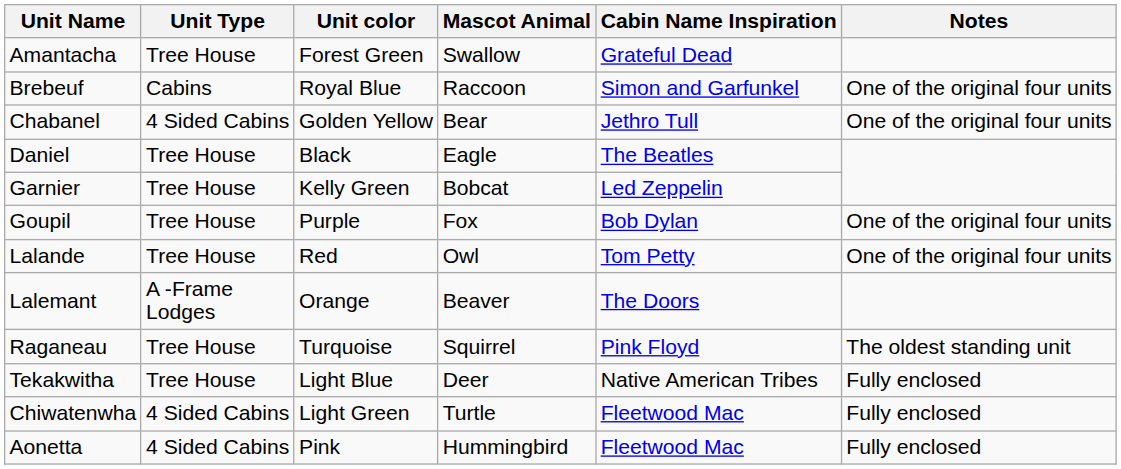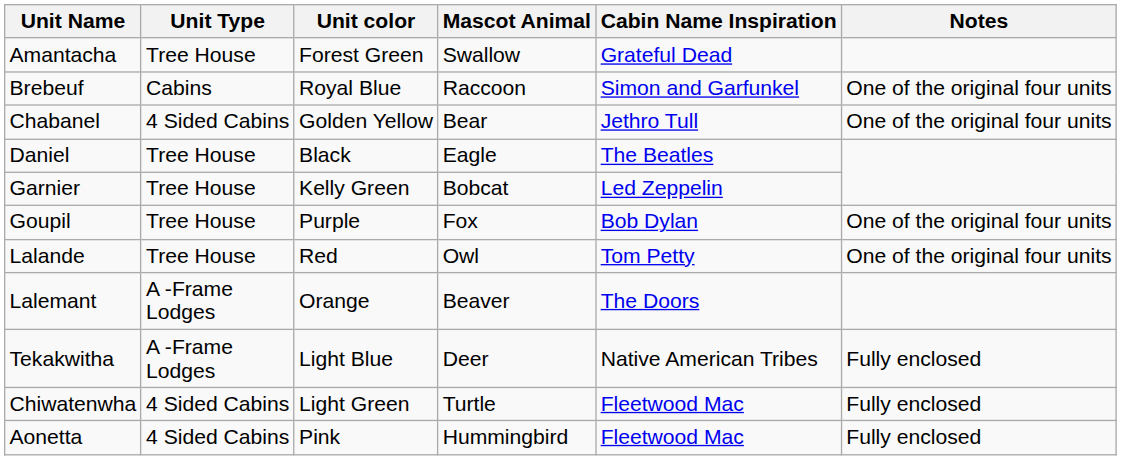- row: (58, 346)
(201, 379) Tree House -> (189, 358) A -Frame Lodges
